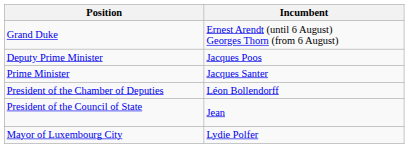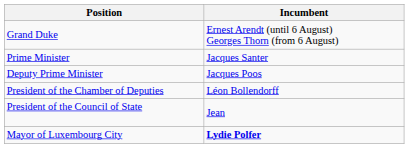rows swapped: (38, 73) <-> (55, 57)
(232, 135) normal -> (234, 135) bold
